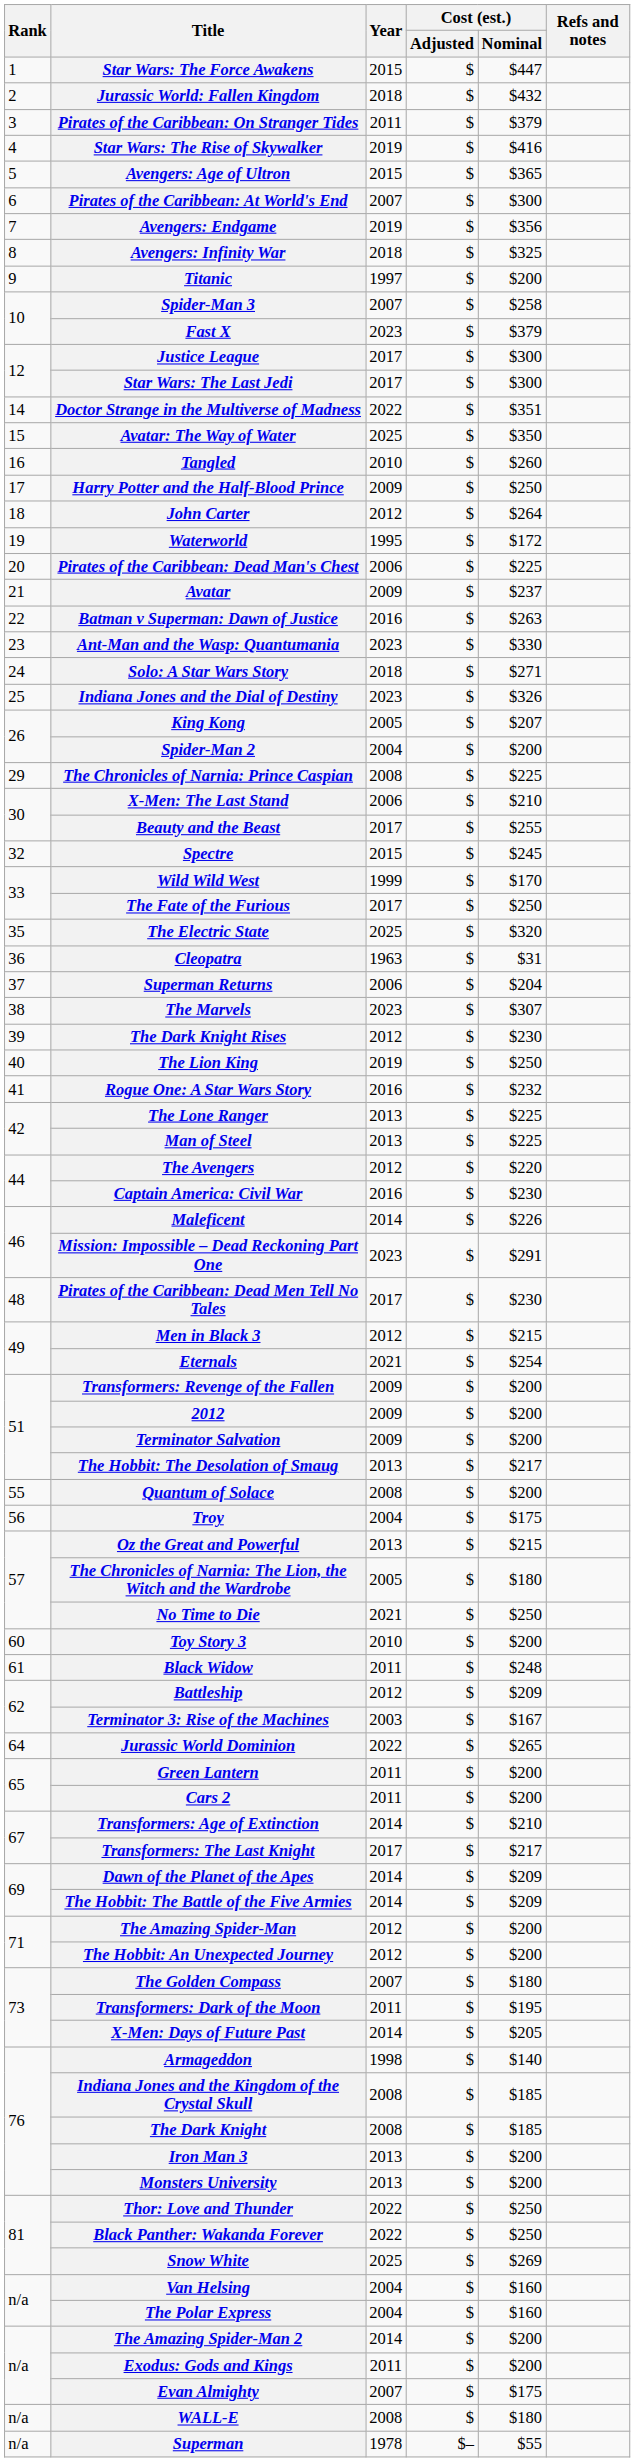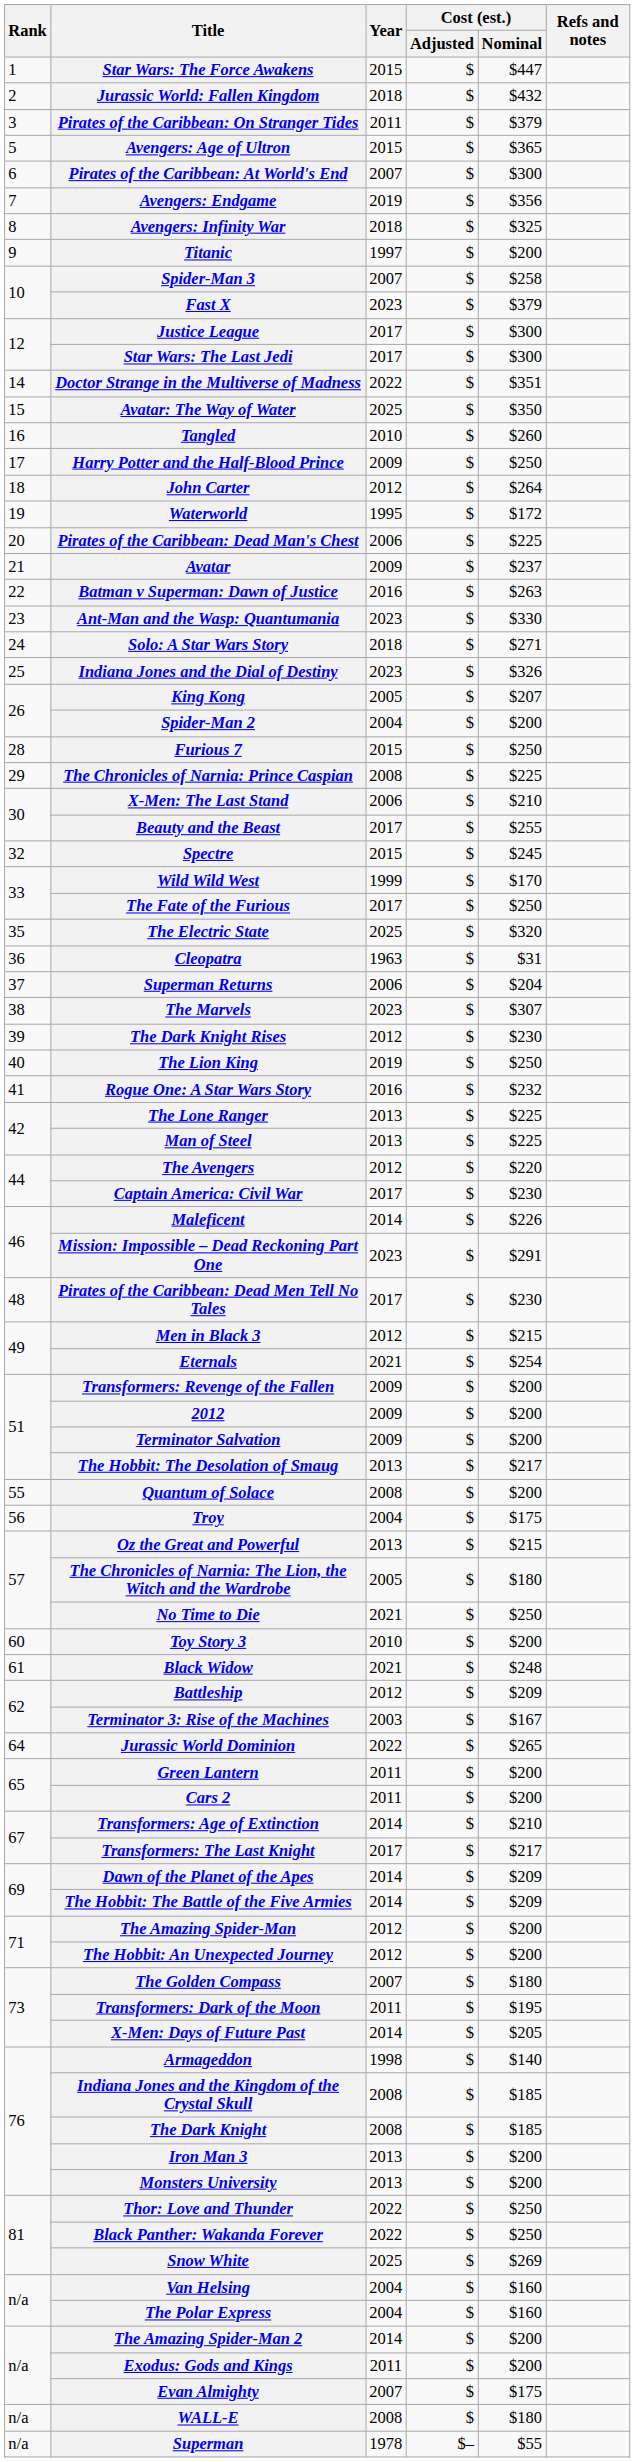- row: (208, 148)
+ row: (208, 749)
(386, 1193) 2016 -> (386, 1193) 2017
(386, 1667) 2011 -> (386, 1667) 2021
